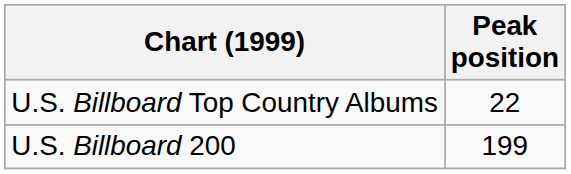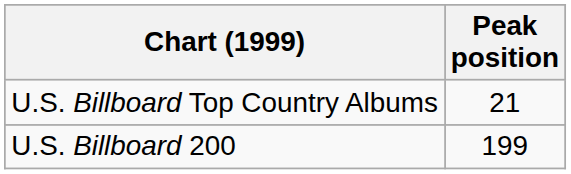(505, 102) 22 -> (505, 102) 21
